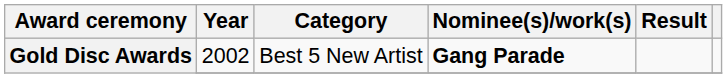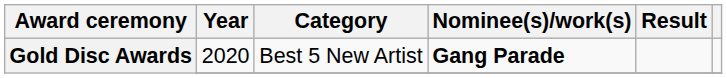(226, 55) 2002 -> (226, 55) 2020
